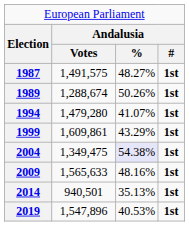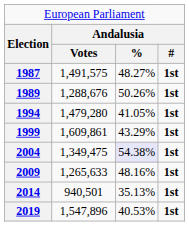(84, 93) 1,288,674 -> (84, 93) 1,288,676
(137, 113) 41.07% -> (137, 113) 41.05%
(84, 172) 1,565,633 -> (84, 172) 1,265,633
